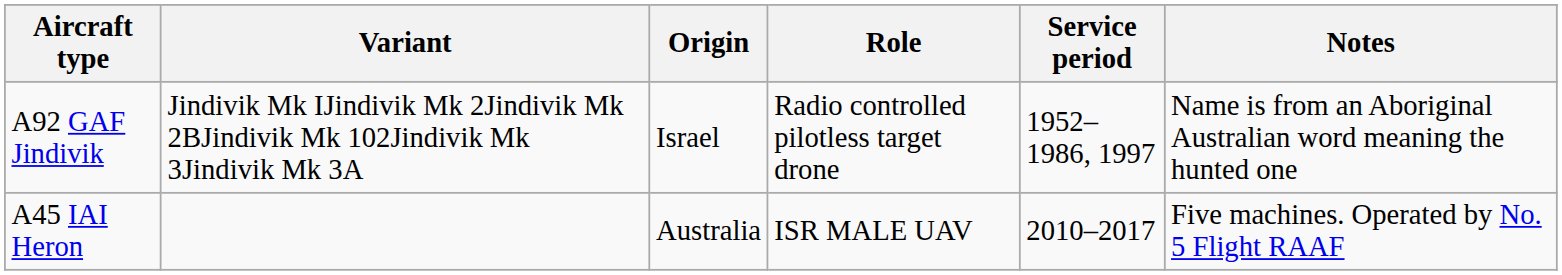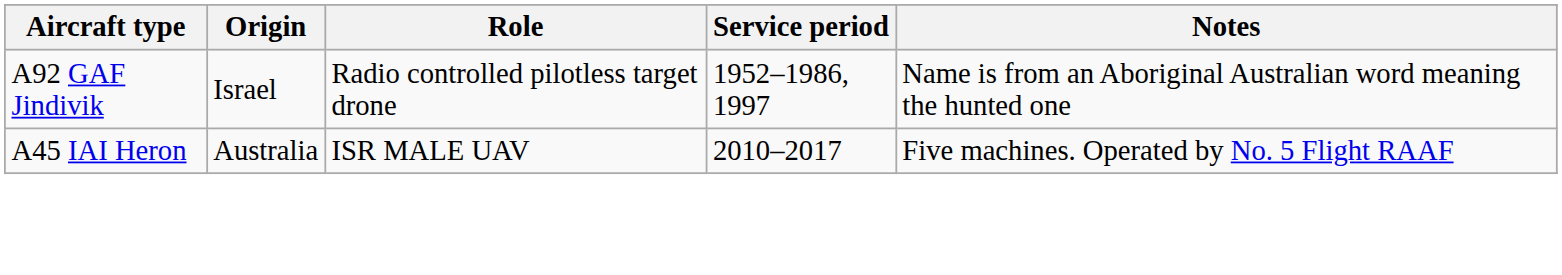- column: (405, 43)
